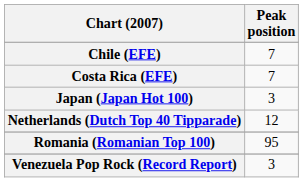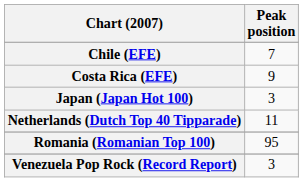(271, 76) 7 -> (271, 76) 9
(271, 120) 12 -> (271, 120) 11
